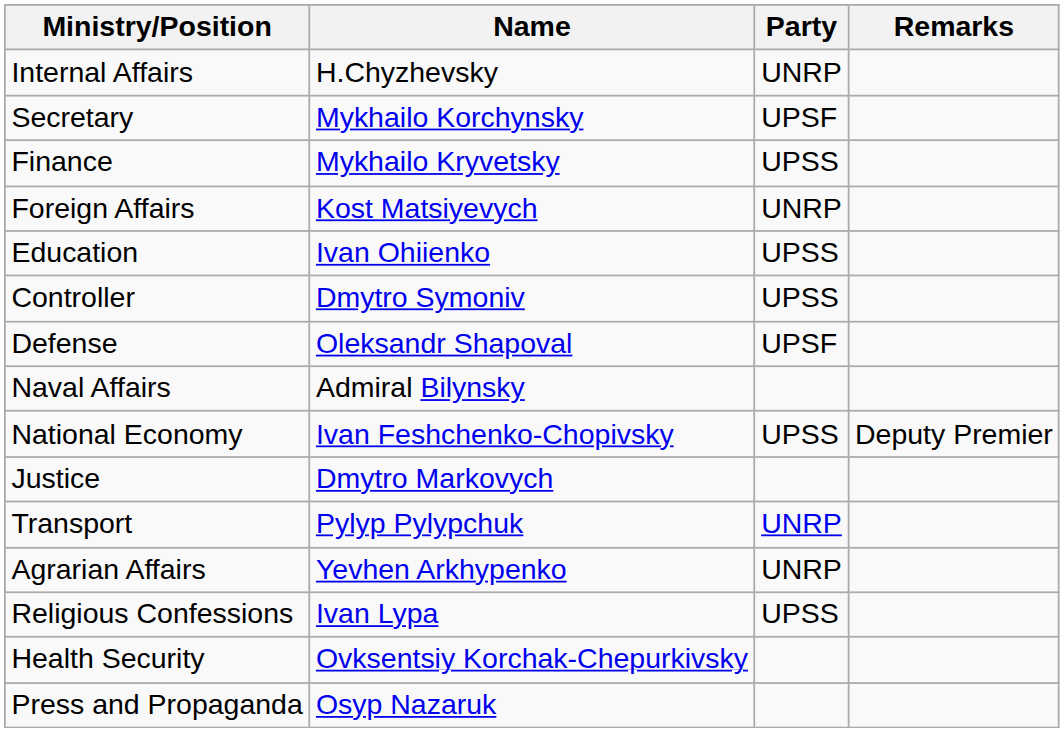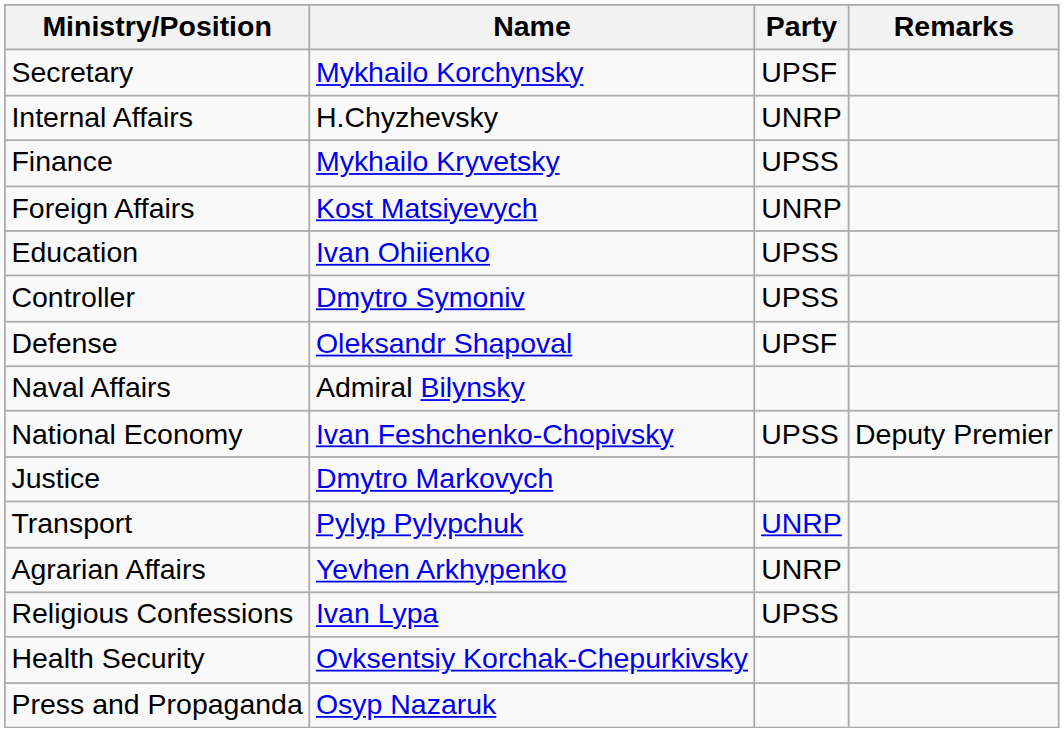rows swapped: (72, 117) <-> (102, 72)
